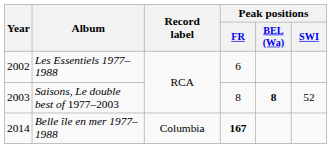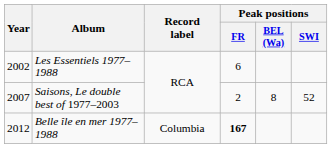(18, 97) 2003 -> (18, 97) 2007
(238, 97) 8 -> (238, 97) 2
(273, 97) bold -> (273, 97) normal
(18, 128) 2014 -> (18, 128) 2012
